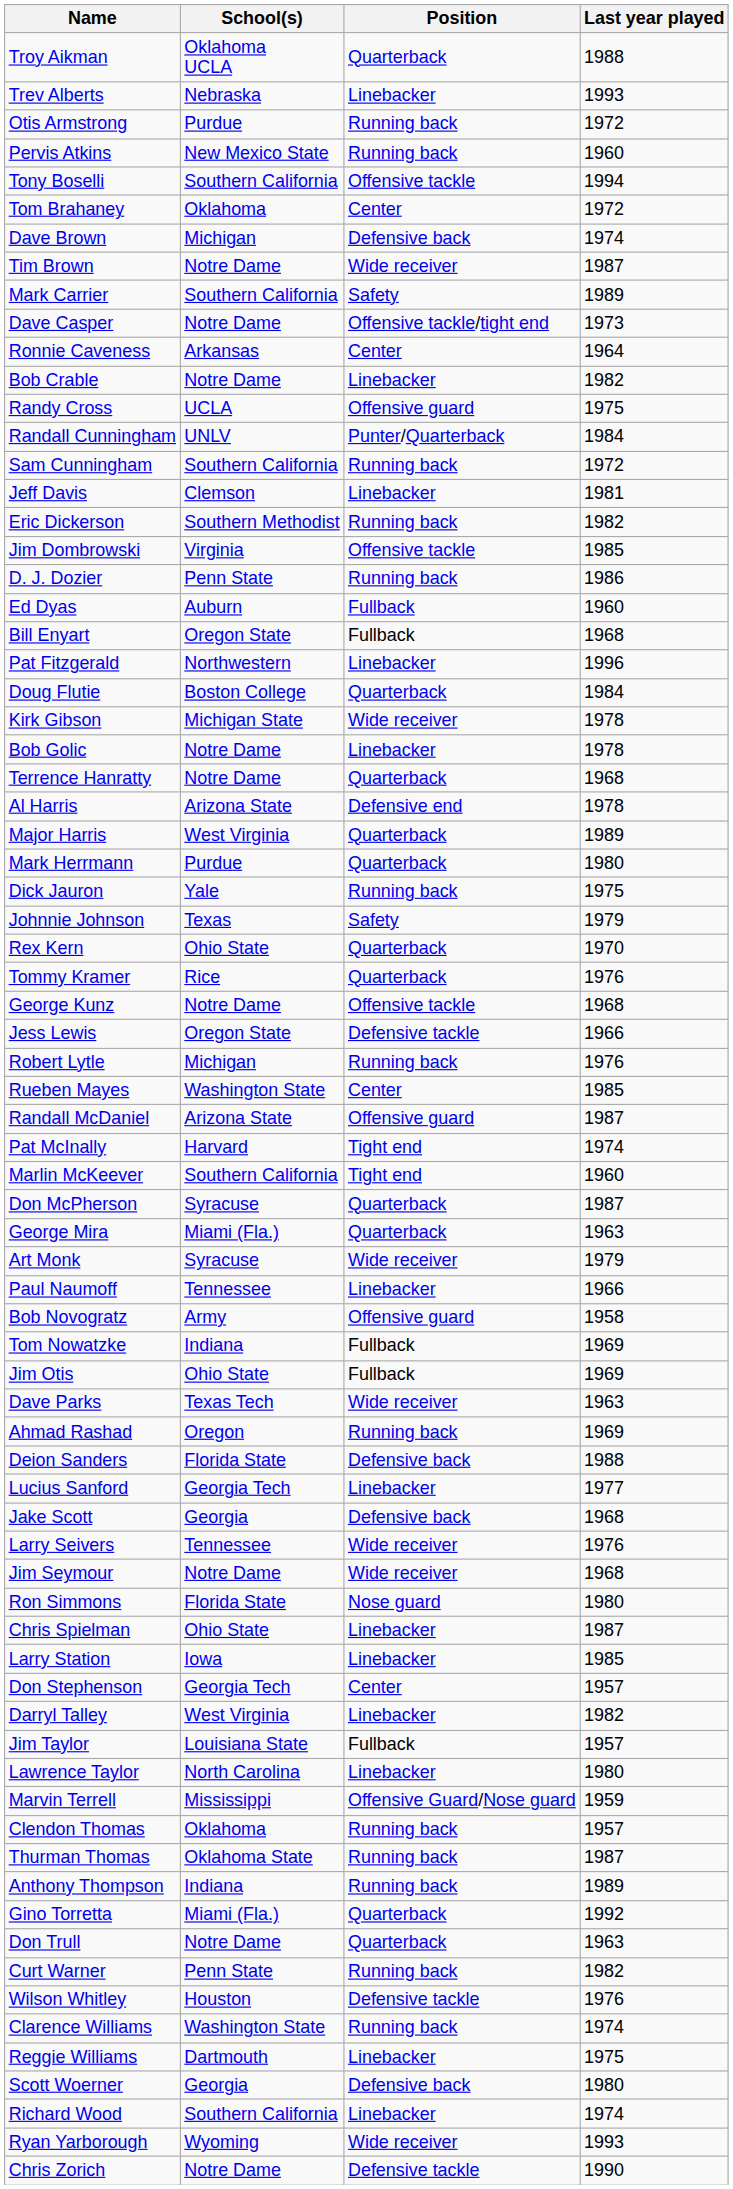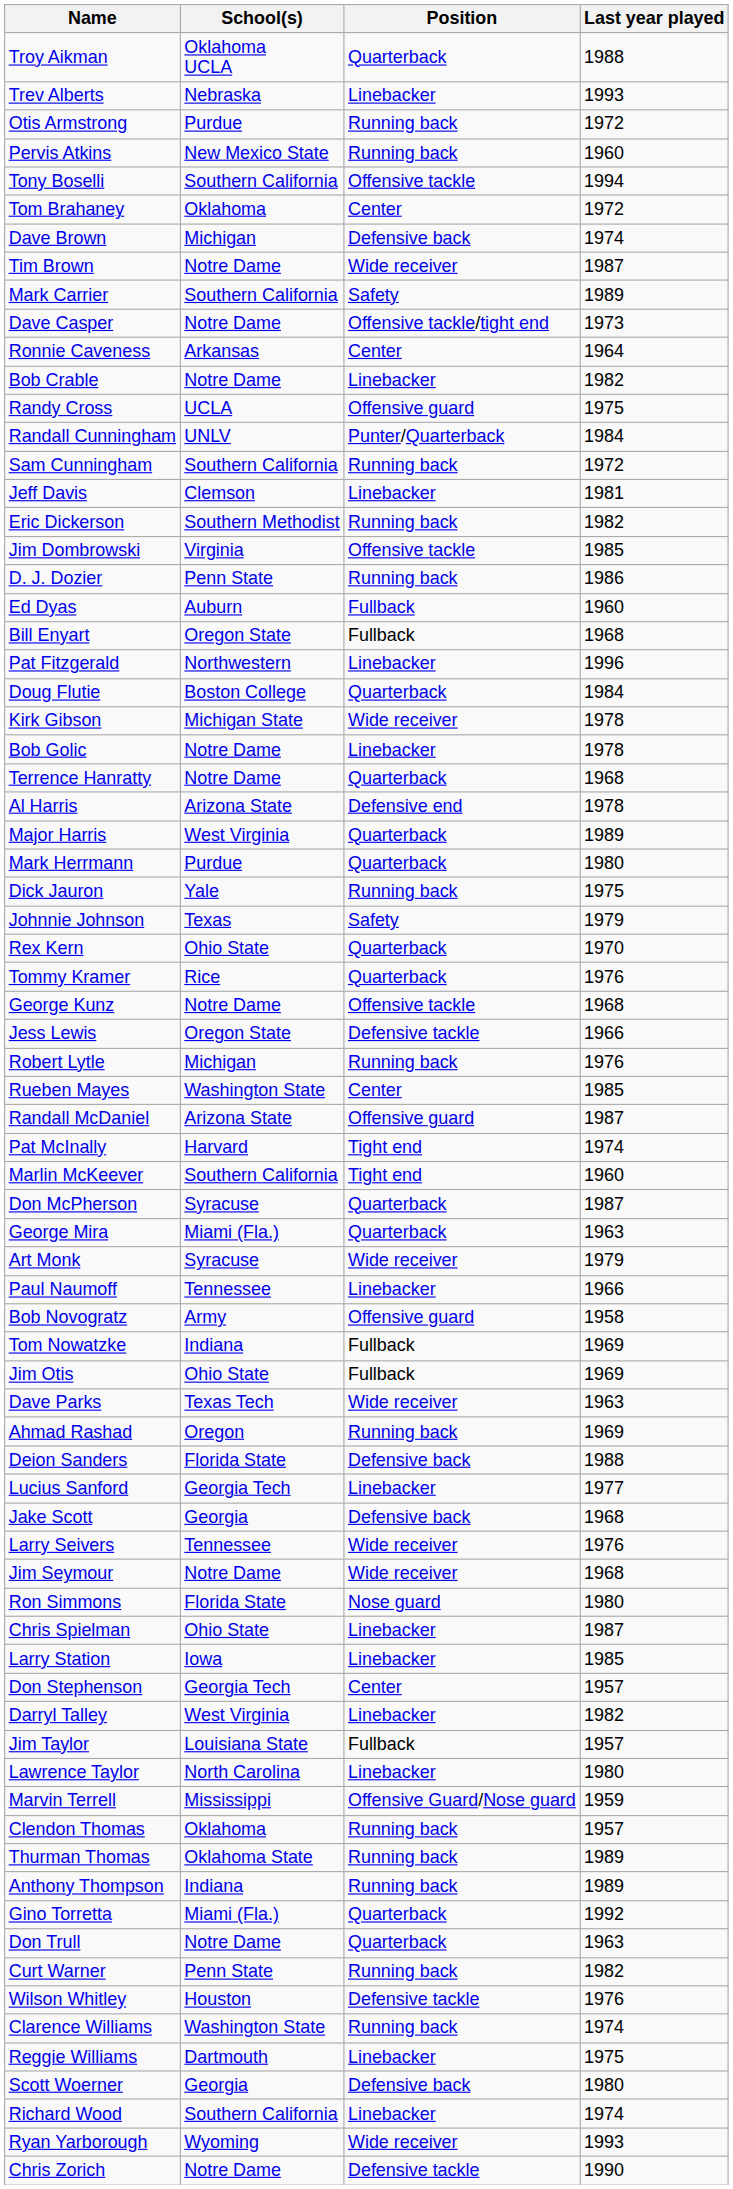(604, 1857) 1987 -> (604, 1857) 1989
